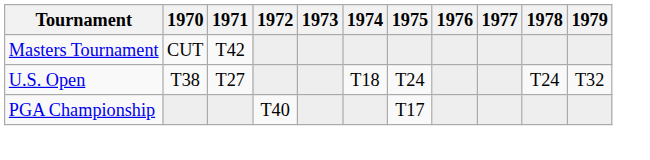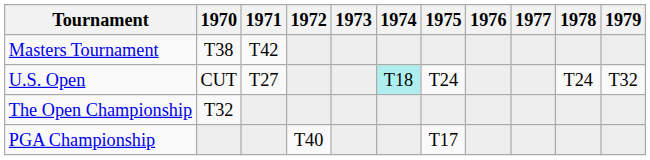(185, 49) CUT -> (219, 49) T38
(185, 79) T38 -> (219, 79) CUT
(365, 79) no background -> (398, 79) paleturquoise background
+ row: (100, 109)
